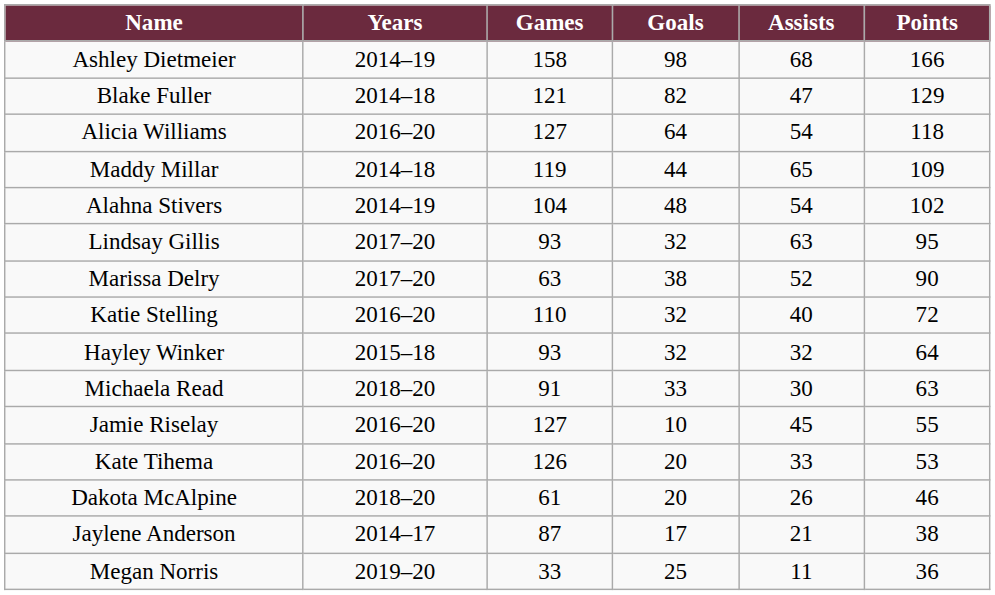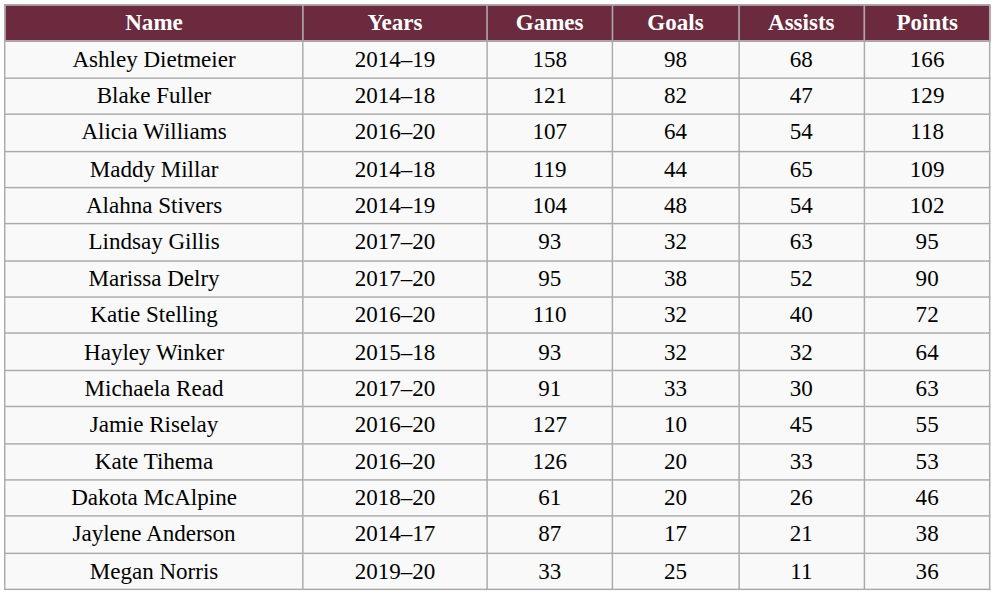(550, 132) 127 -> (550, 132) 107
(550, 278) 63 -> (550, 278) 95
(395, 388) 2018–20 -> (395, 388) 2017–20
